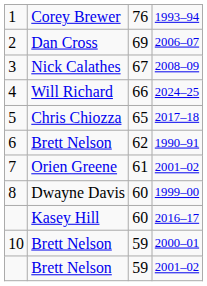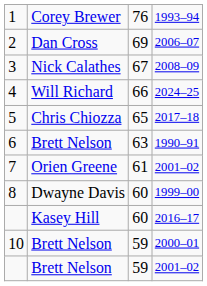(140, 142) 62 -> (140, 142) 63
